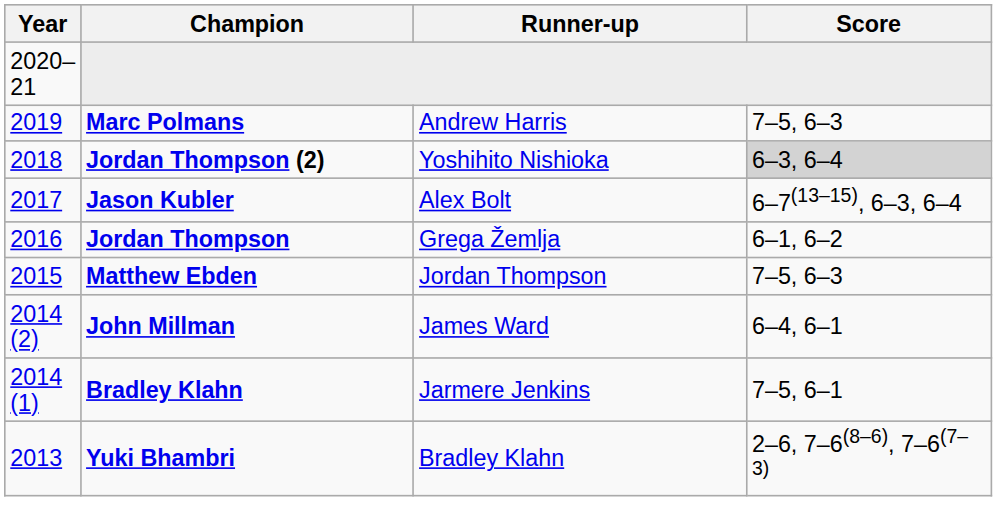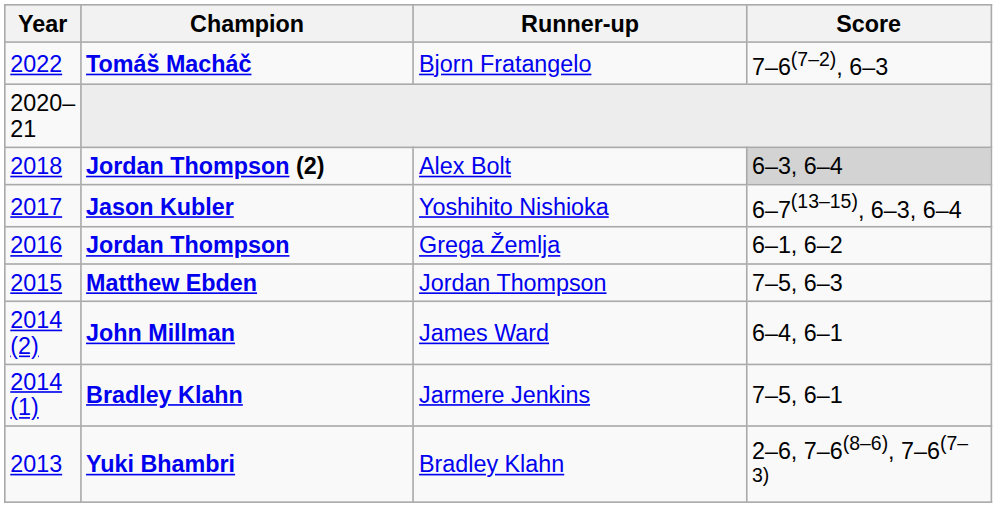+ row: (169, 64)
- row: (165, 123)
(514, 160) Yoshihito Nishioka -> (465, 166) Alex Bolt
(465, 200) Alex Bolt -> (514, 206) Yoshihito Nishioka
